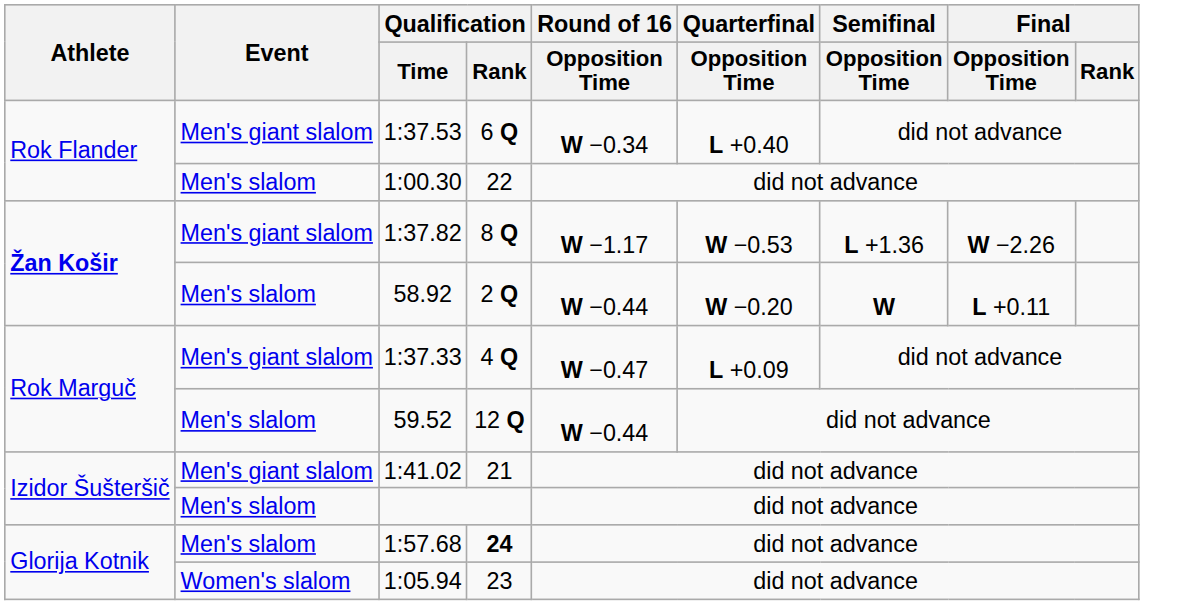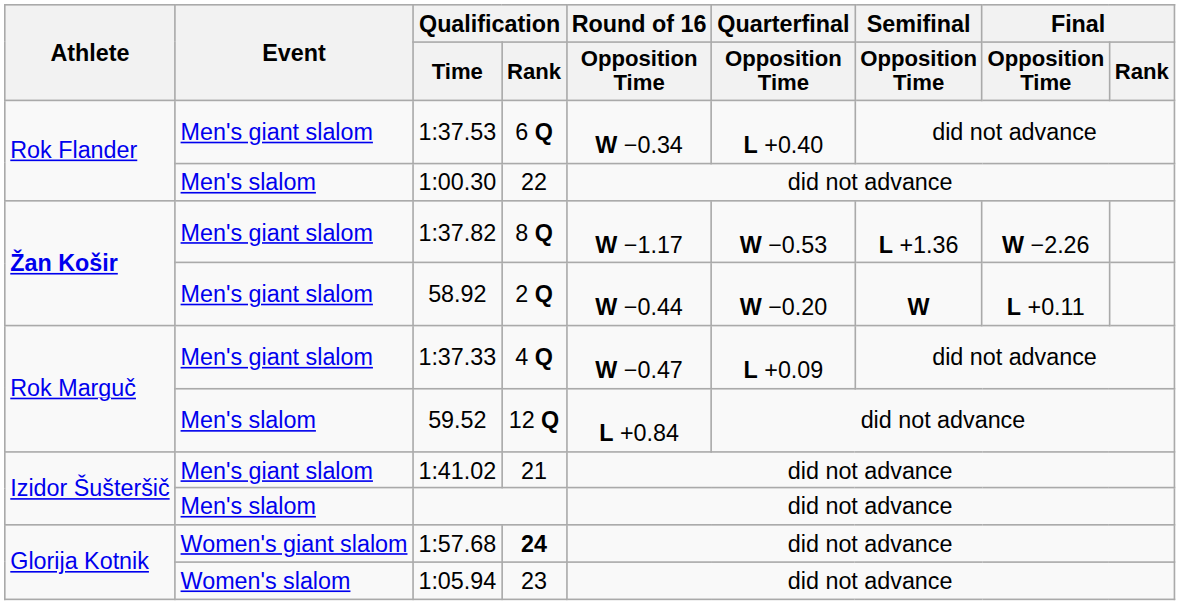(248, 295) Men's slalom -> (277, 295) Men's giant slalom
(605, 433) W −0.44 -> (639, 433) L +0.84
(248, 544) Men's slalom -> (294, 544) Women's giant slalom
